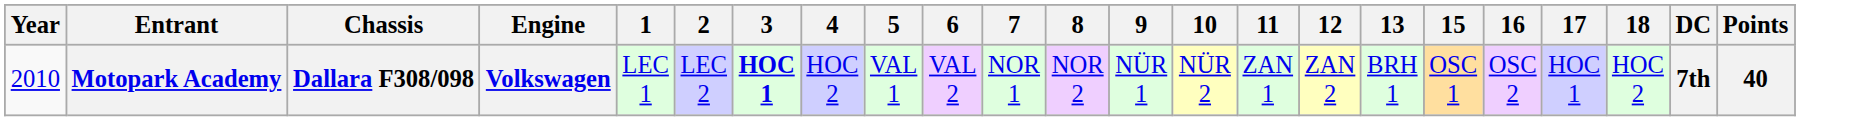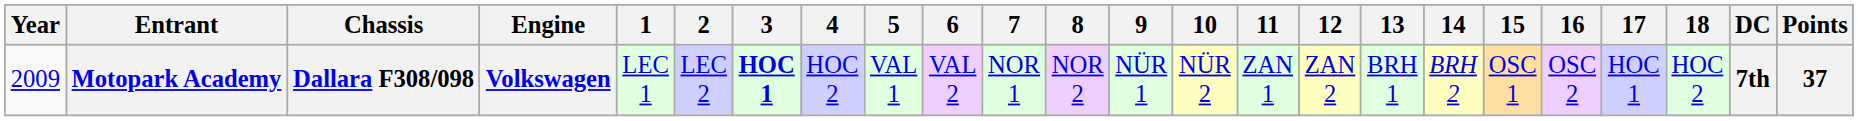+ column: (1453, 24)
(35, 79) 2010 -> (35, 79) 2009
(1756, 79) 40 -> (1815, 79) 37
